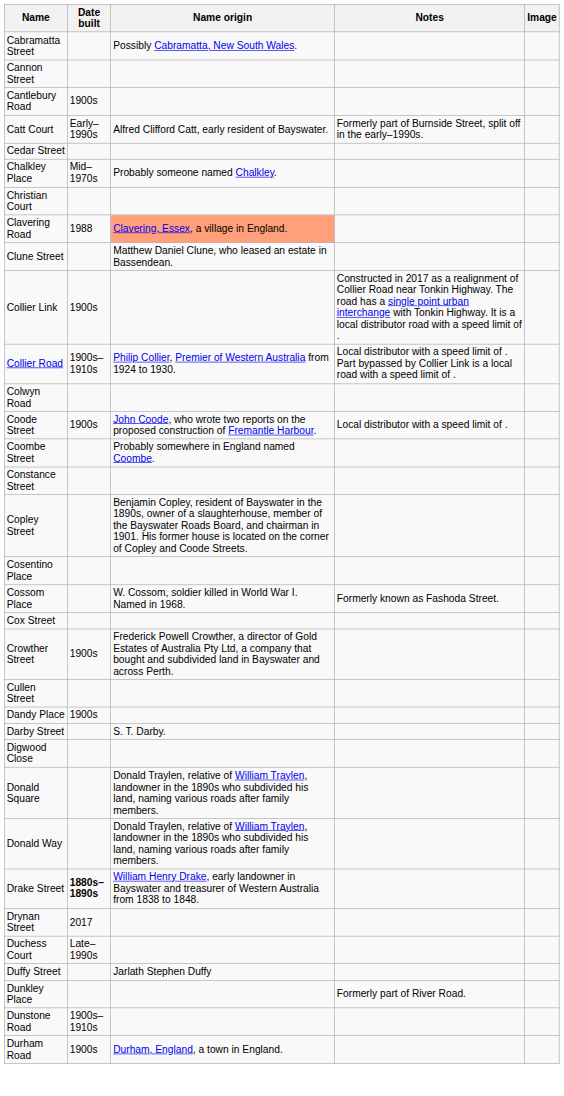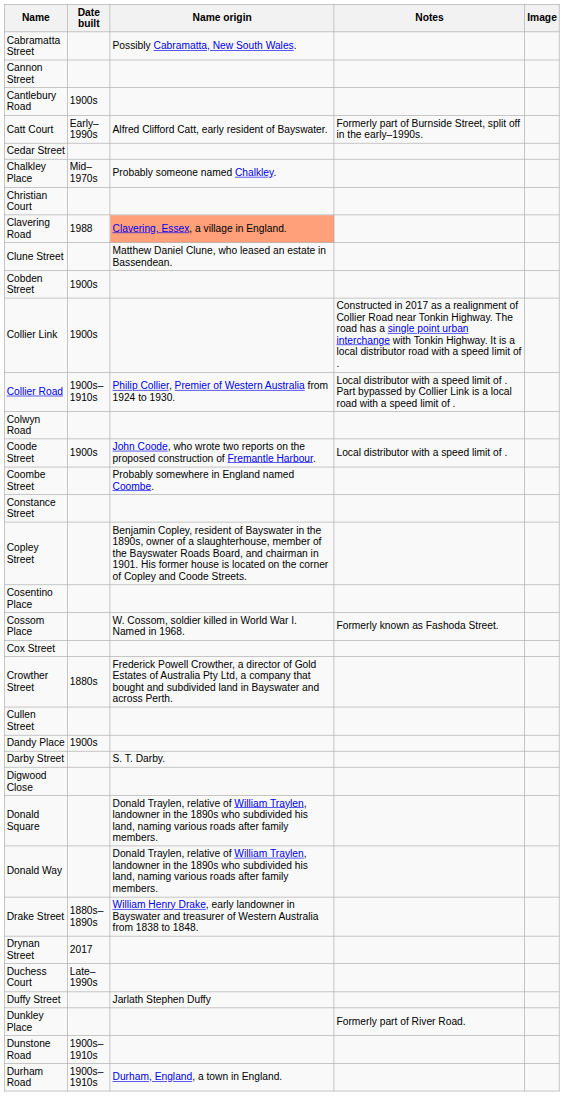+ row: (25, 284)
(84, 654) 1900s -> (84, 681) 1880s
(87, 888) bold -> (87, 916) normal
(84, 1049) 1900s -> (87, 1077) 1900s–1910s
